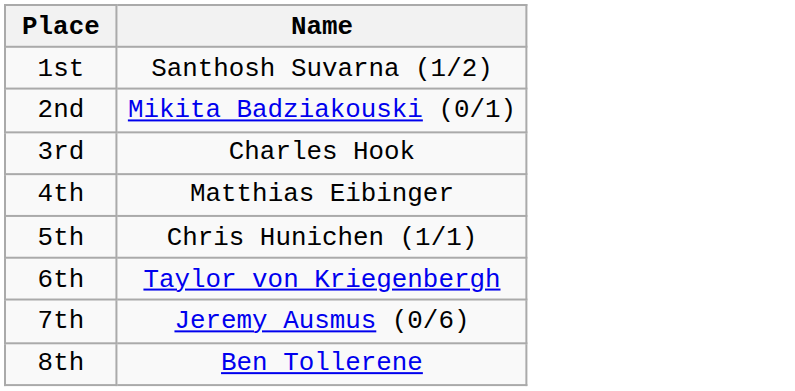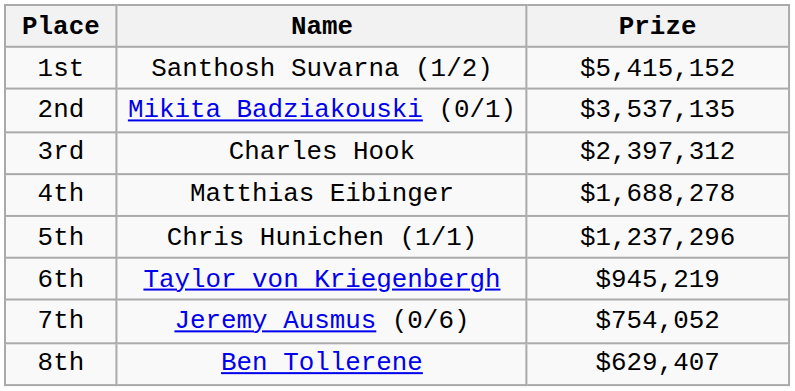+ column: (658, 26)
